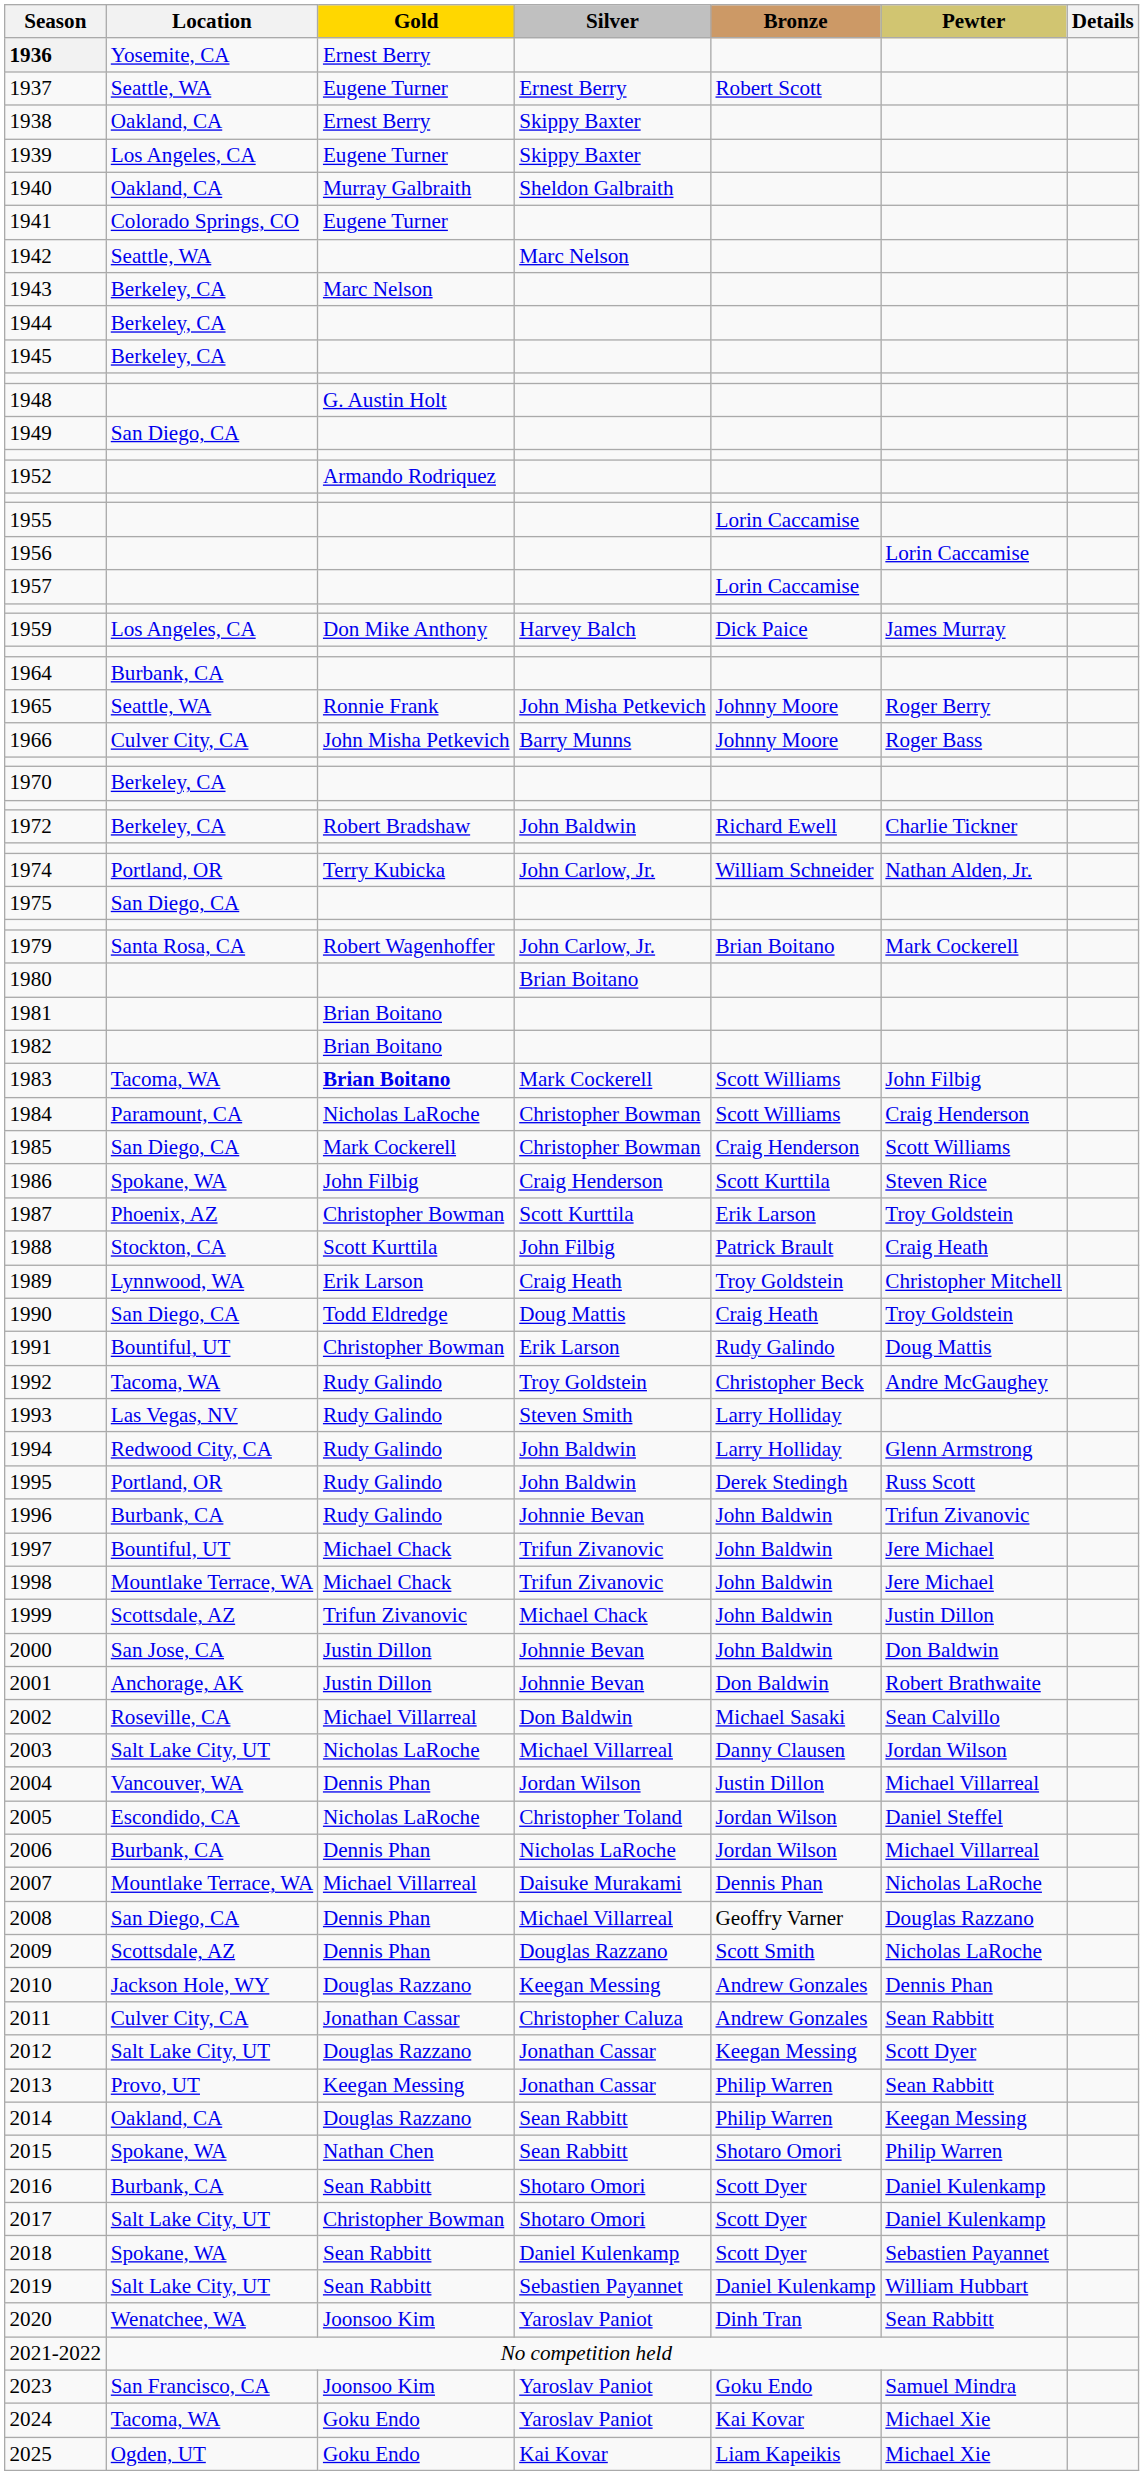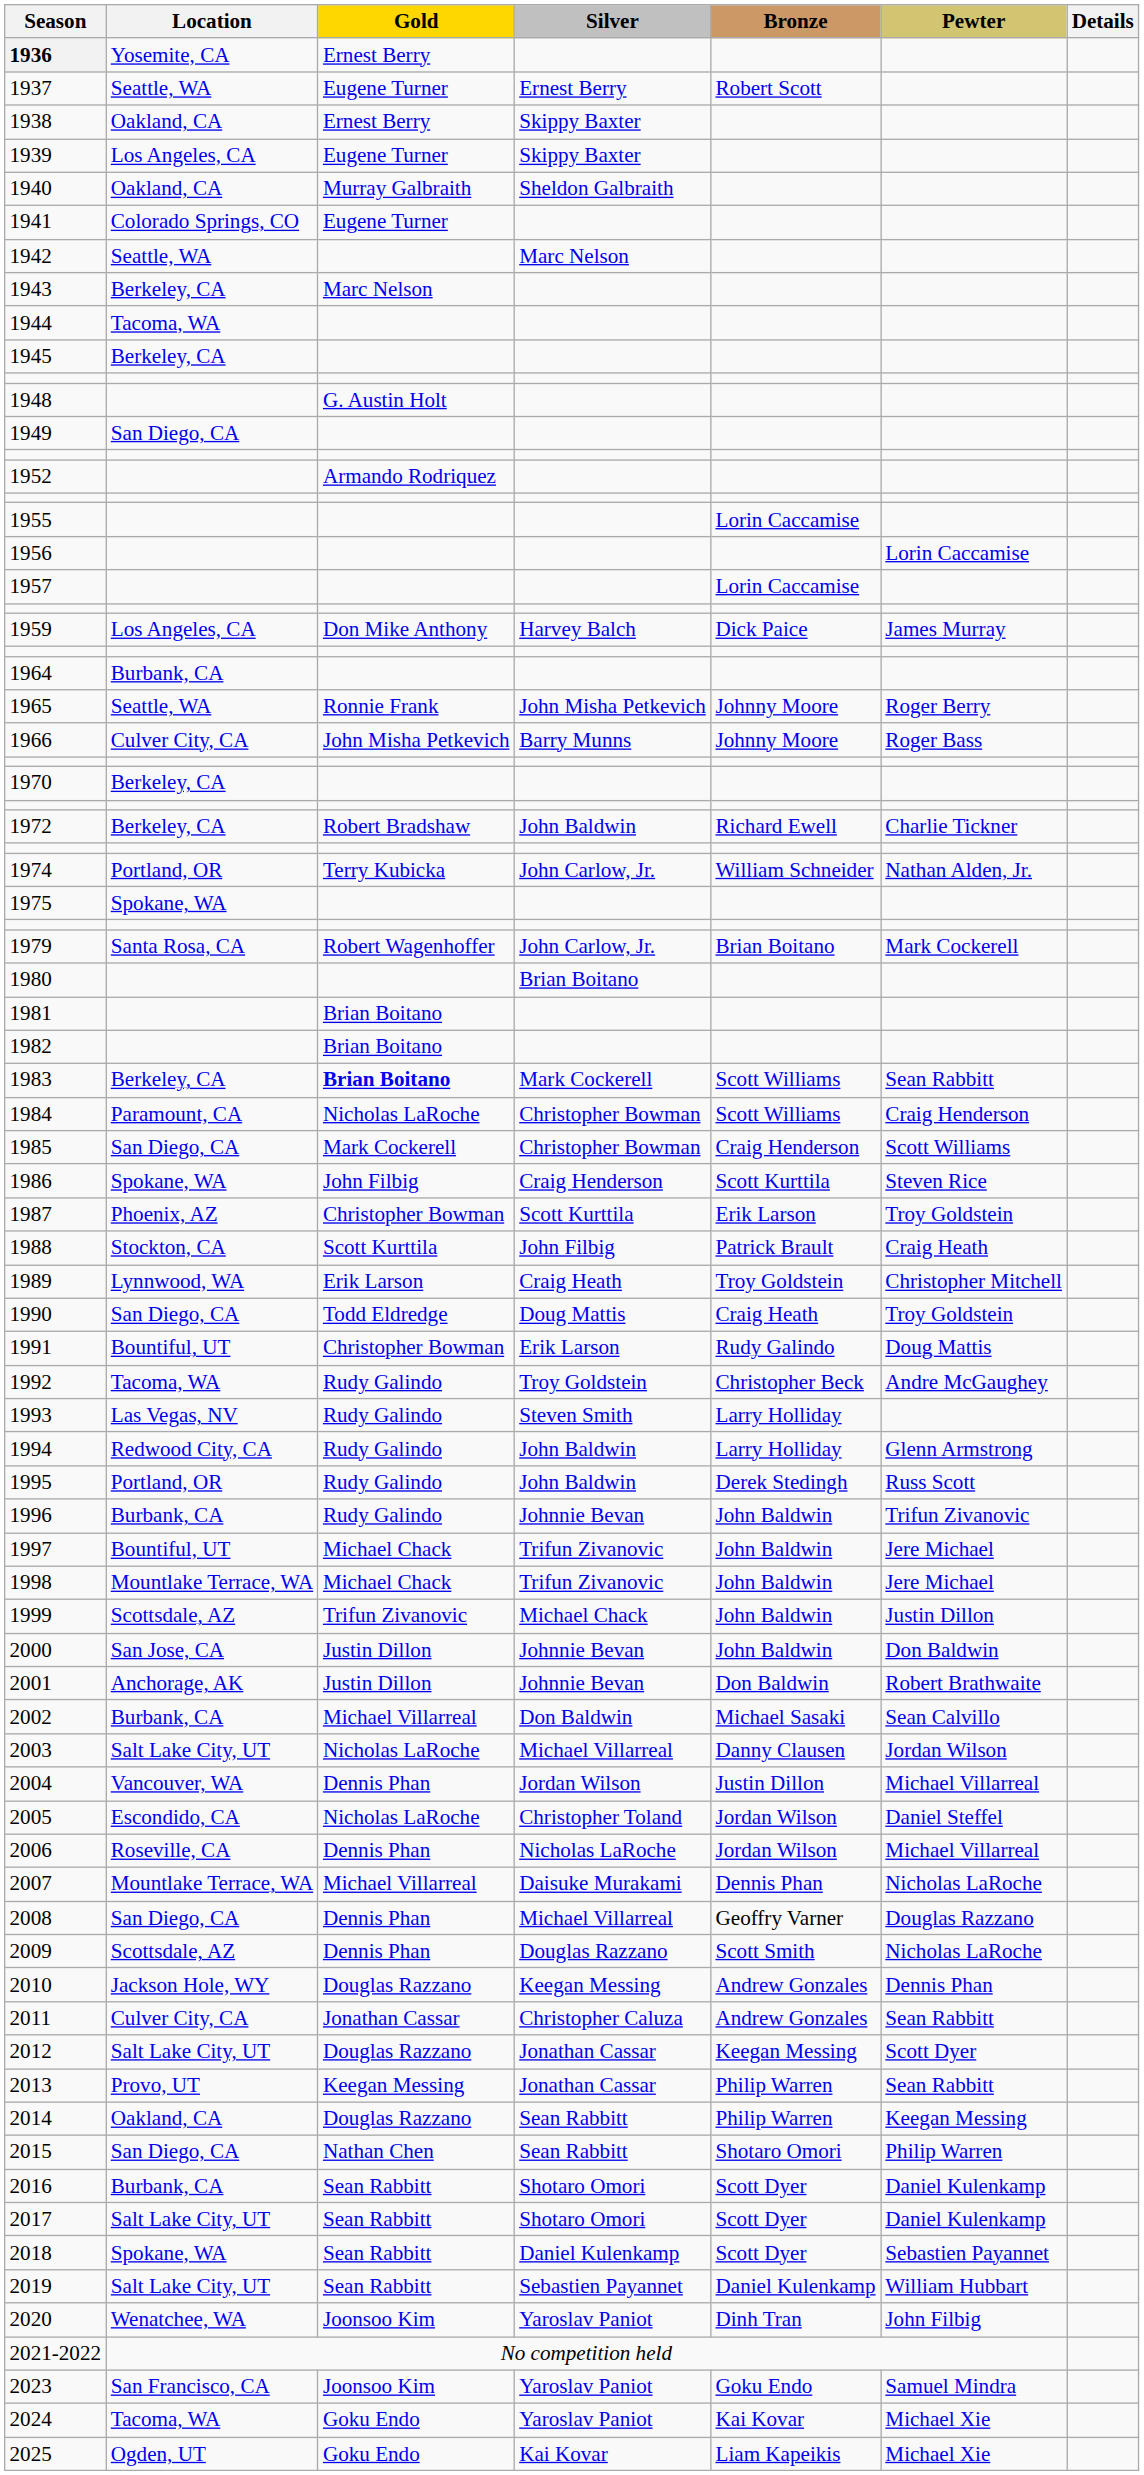(168, 322) Berkeley, CA -> (166, 322) Tacoma, WA
(175, 903) San Diego, CA -> (169, 903) Spokane, WA
(166, 1080) Tacoma, WA -> (168, 1080) Berkeley, CA
(933, 1080) John Filbig -> (940, 1080) Sean Rabbitt
(171, 1716) Roseville, CA -> (167, 1716) Burbank, CA
(167, 1850) Burbank, CA -> (171, 1850) Roseville, CA
(169, 2152) Spokane, WA -> (175, 2152) San Diego, CA
(414, 2219) Christopher Bowman -> (377, 2219) Sean Rabbitt
(940, 2319) Sean Rabbitt -> (933, 2319) John Filbig
